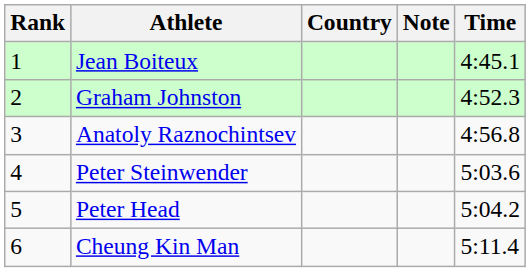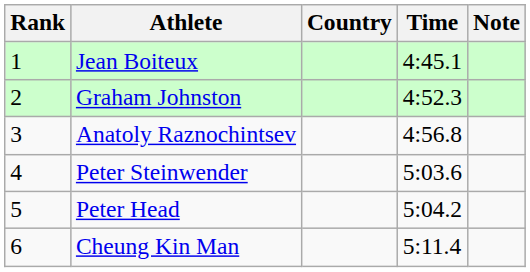columns swapped: (490, 23) <-> (426, 23)
